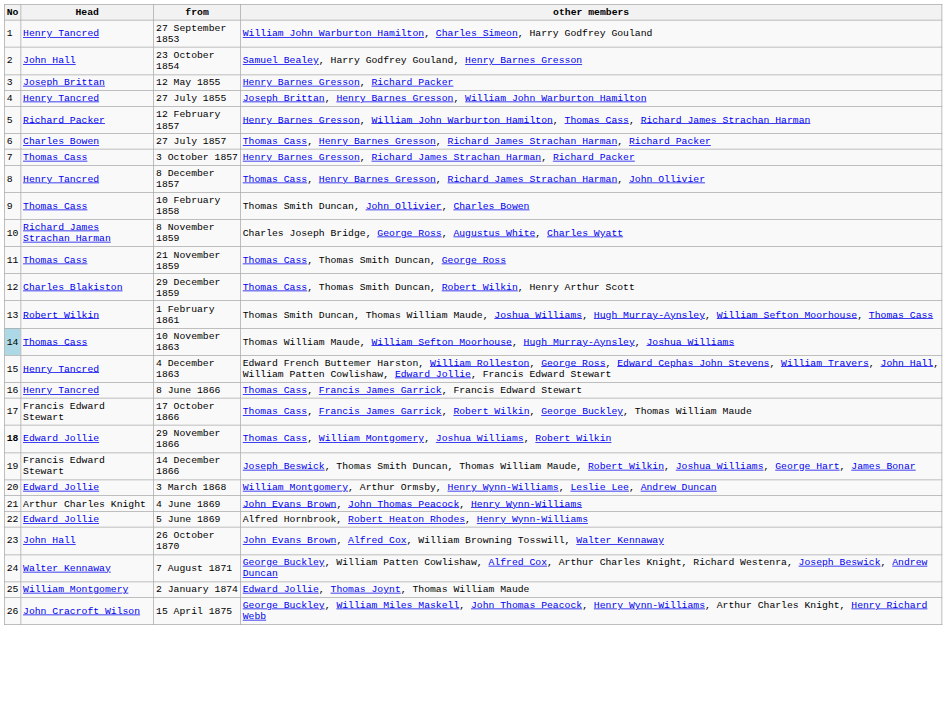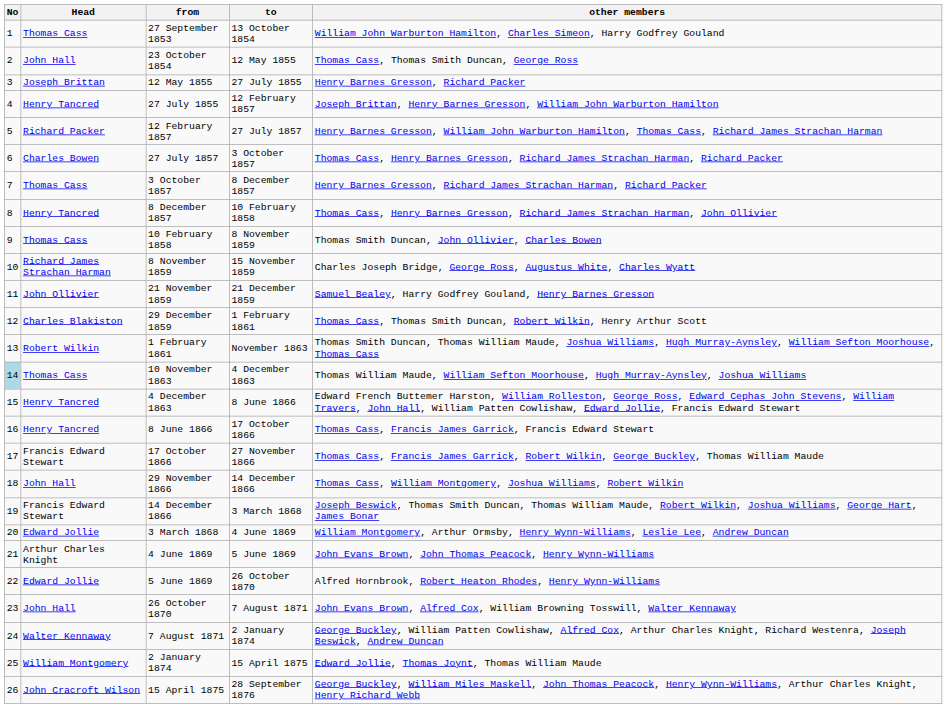+ column: (271, 12)
(61, 34) Henry Tancred -> (55, 34) Thomas Cass
(412, 61) Samuel Bealey, Harry Godfrey Gouland, Henry Barnes Gresson -> (446, 61) Thomas Cass, Thomas Smith Duncan, George Ross
(55, 260) Thomas Cass -> (61, 294) John Ollivier
(374, 260) Thomas Cass, Thomas Smith Duncan, George Ross -> (484, 294) Samuel Bealey, Harry Godfrey Gouland, Henry Barnes Gresson
(13, 439) bold -> (13, 484) normal
(61, 439) Edward Jollie -> (49, 484) John Hall
